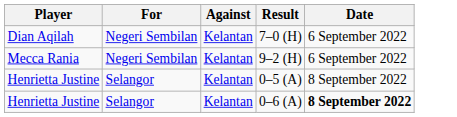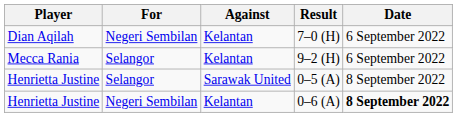(151, 58) Negeri Sembilan -> (130, 58) Selangor
(228, 79) Kelantan -> (247, 79) Sarawak United
(130, 101) Selangor -> (151, 101) Negeri Sembilan
